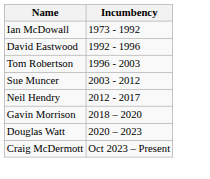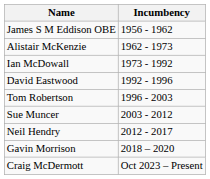+ row: (61, 30)
+ row: (47, 47)
- row: (36, 132)
